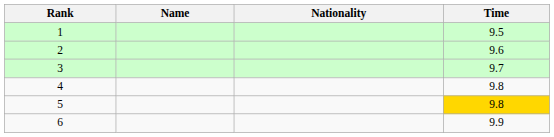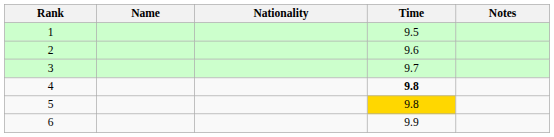+ column: (503, 13)
(496, 86) normal -> (412, 86) bold
